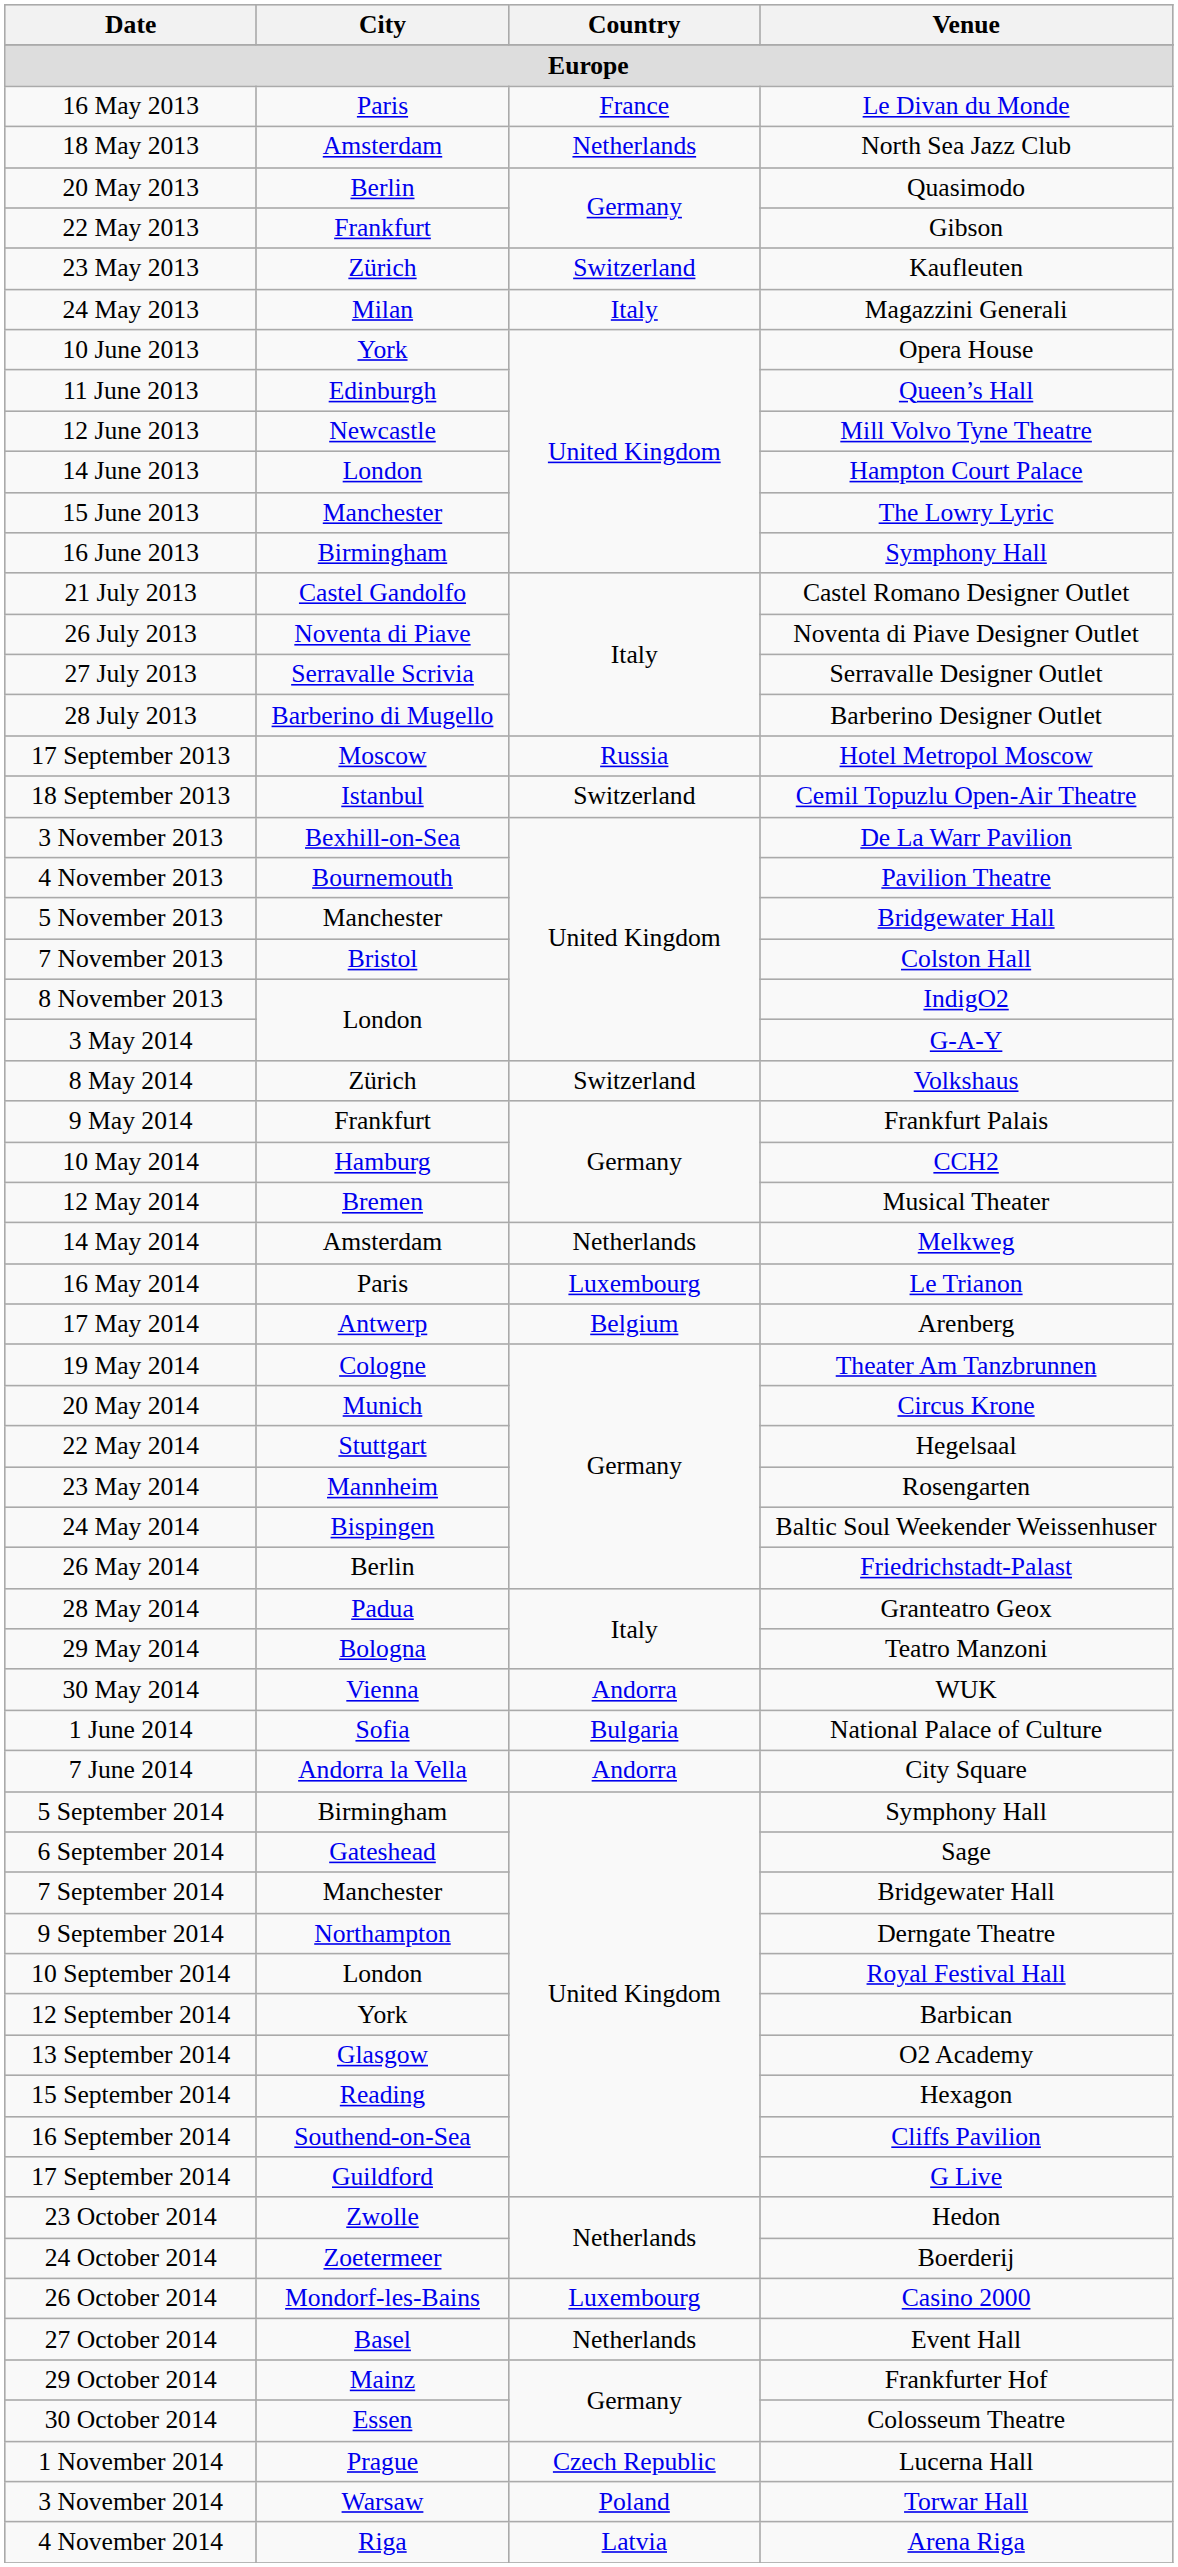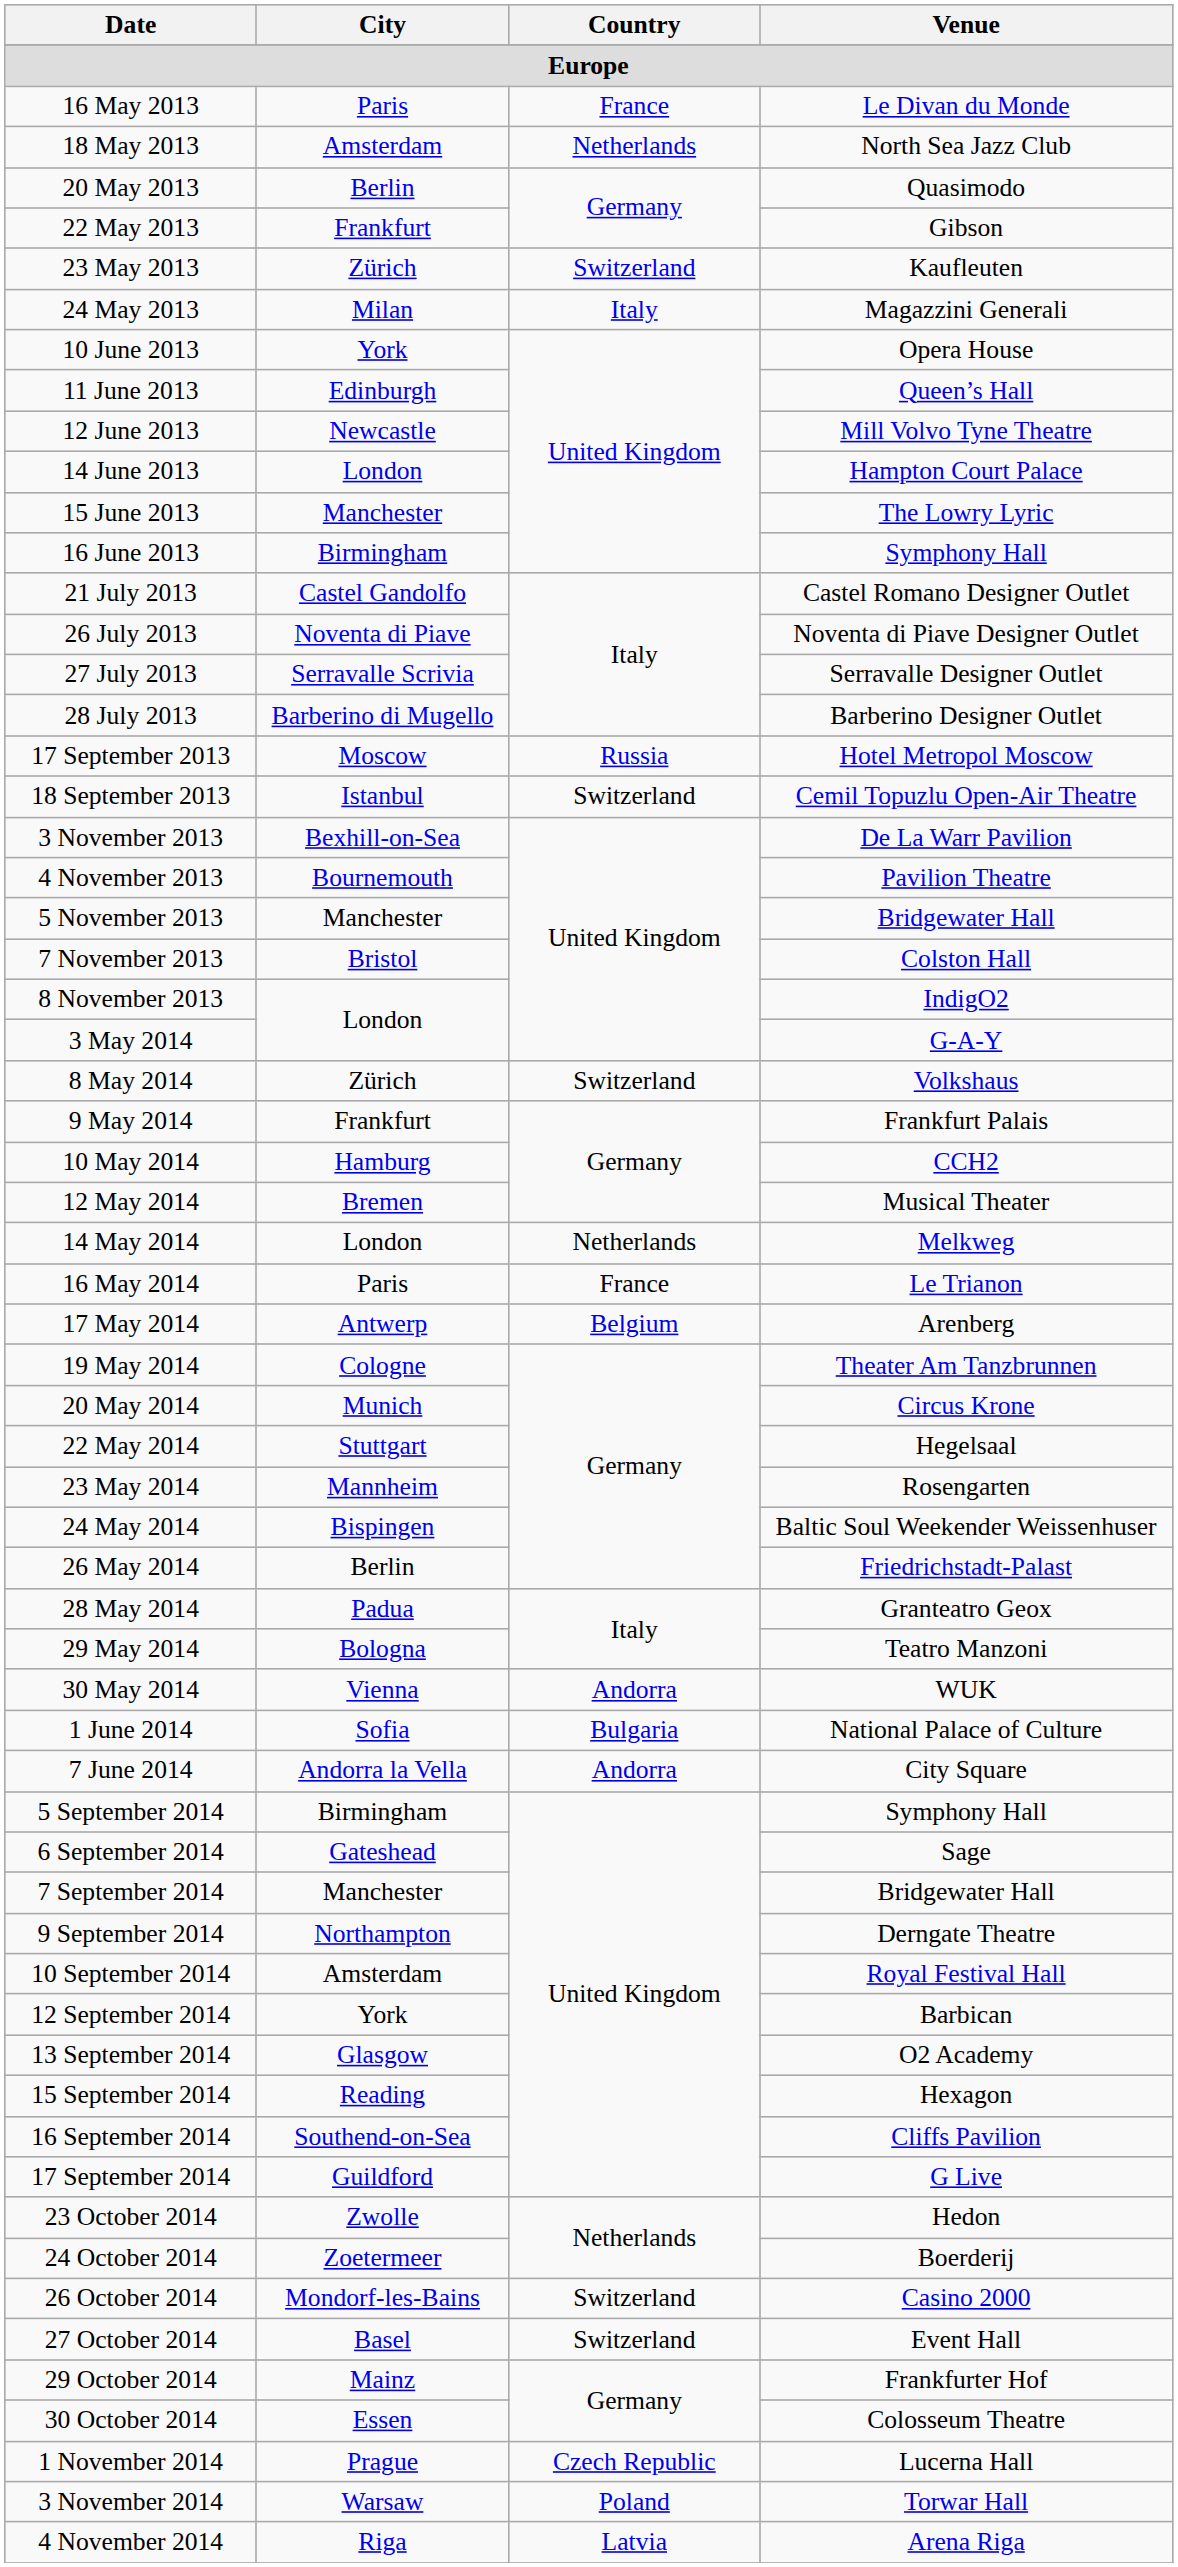(382, 1242) Amsterdam -> (383, 1242) London
(634, 1283) Luxembourg -> (634, 1283) France
(383, 1973) London -> (382, 1973) Amsterdam
(634, 2298) Luxembourg -> (634, 2298) Switzerland
(634, 2339) Netherlands -> (634, 2339) Switzerland
